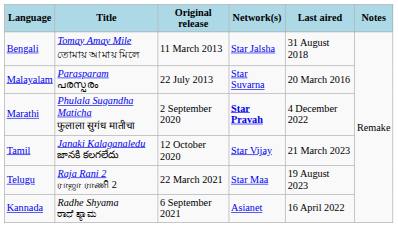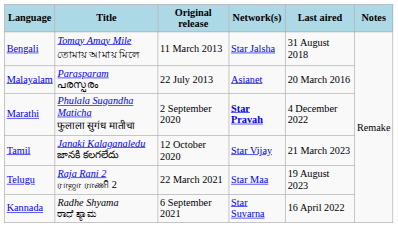(248, 79) Star Suvarna -> (247, 79) Asianet
(247, 208) Asianet -> (248, 208) Star Suvarna
